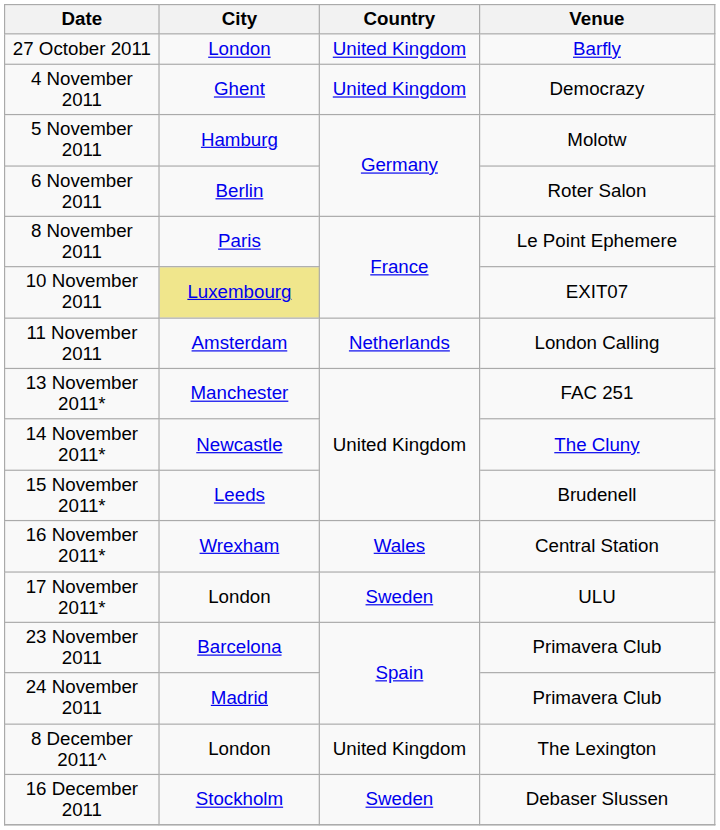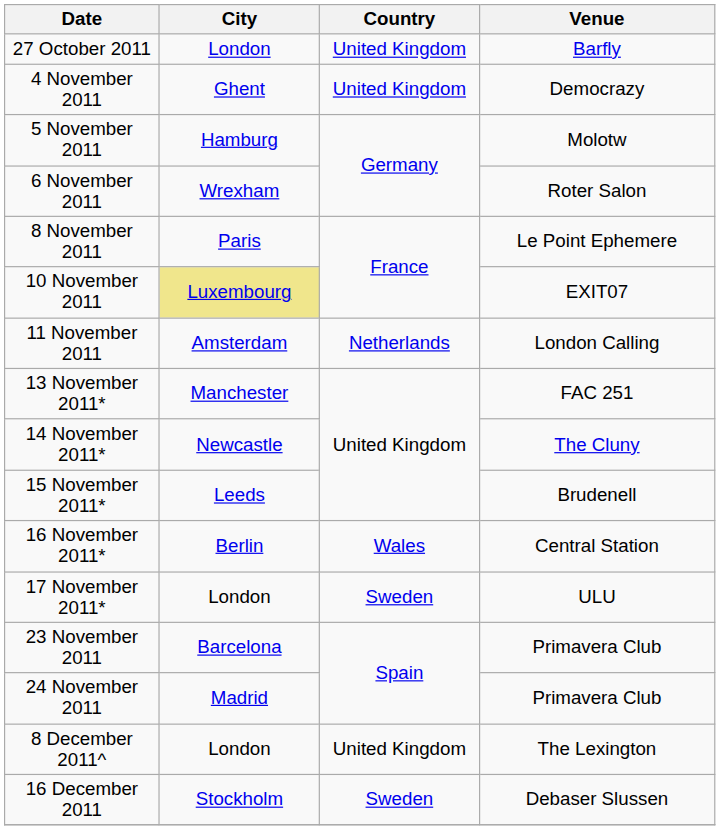(239, 190) Berlin -> (239, 190) Wrexham
(239, 545) Wrexham -> (239, 545) Berlin
